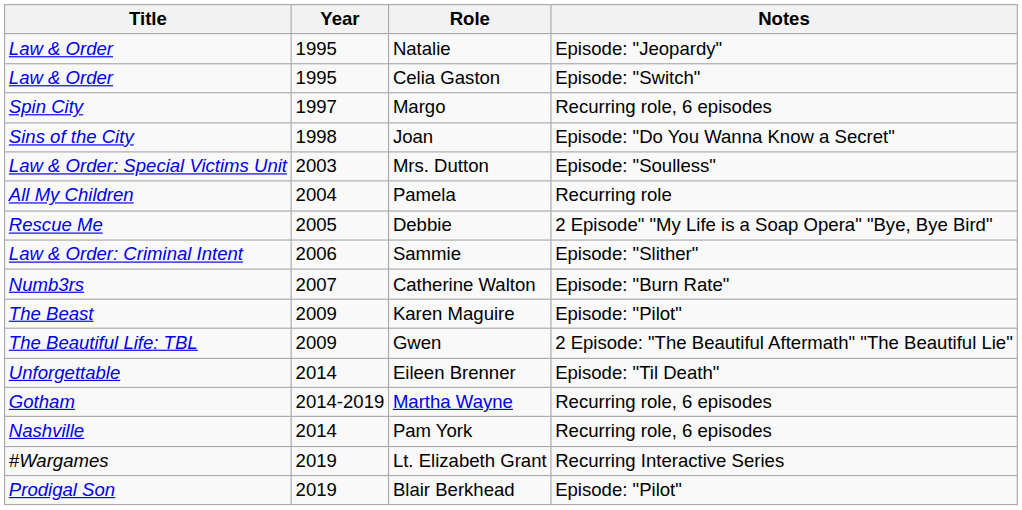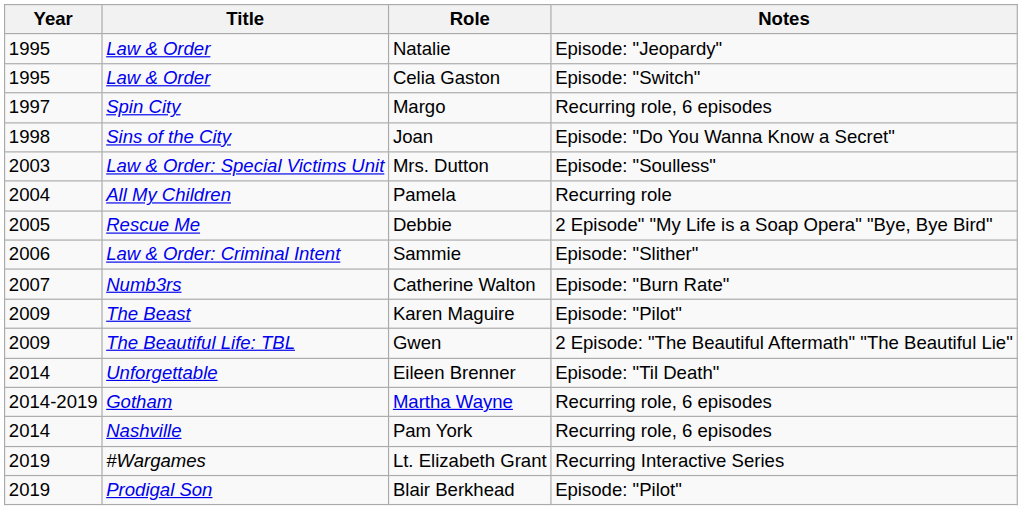columns swapped: (340, 19) <-> (148, 19)
